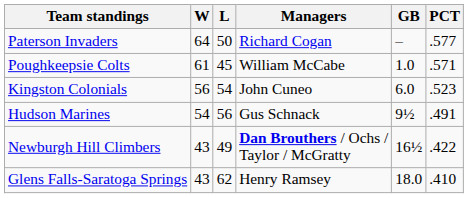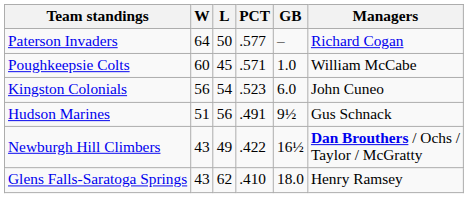columns swapped: (445, 16) <-> (314, 16)
(202, 65) 61 -> (202, 65) 60
(202, 114) 54 -> (202, 114) 51
